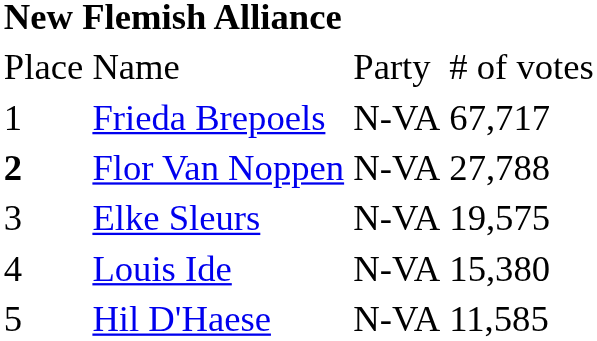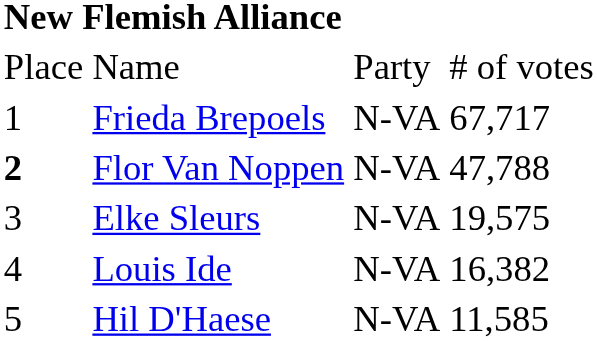(500, 167) 27,788 -> (500, 167) 47,788
(500, 268) 15,380 -> (500, 268) 16,382
